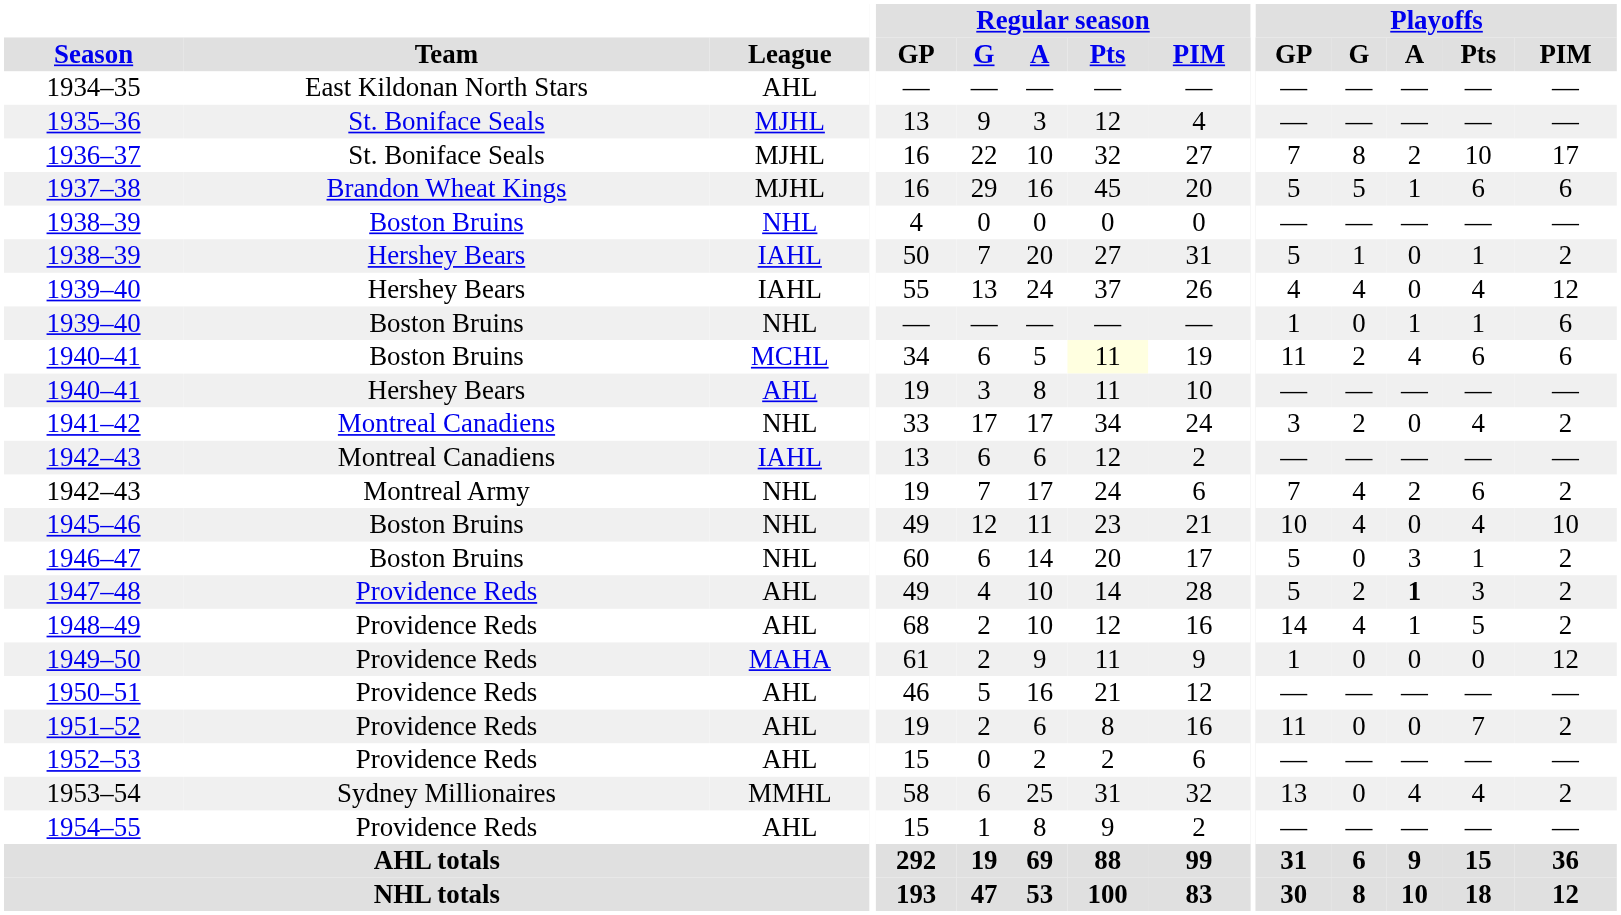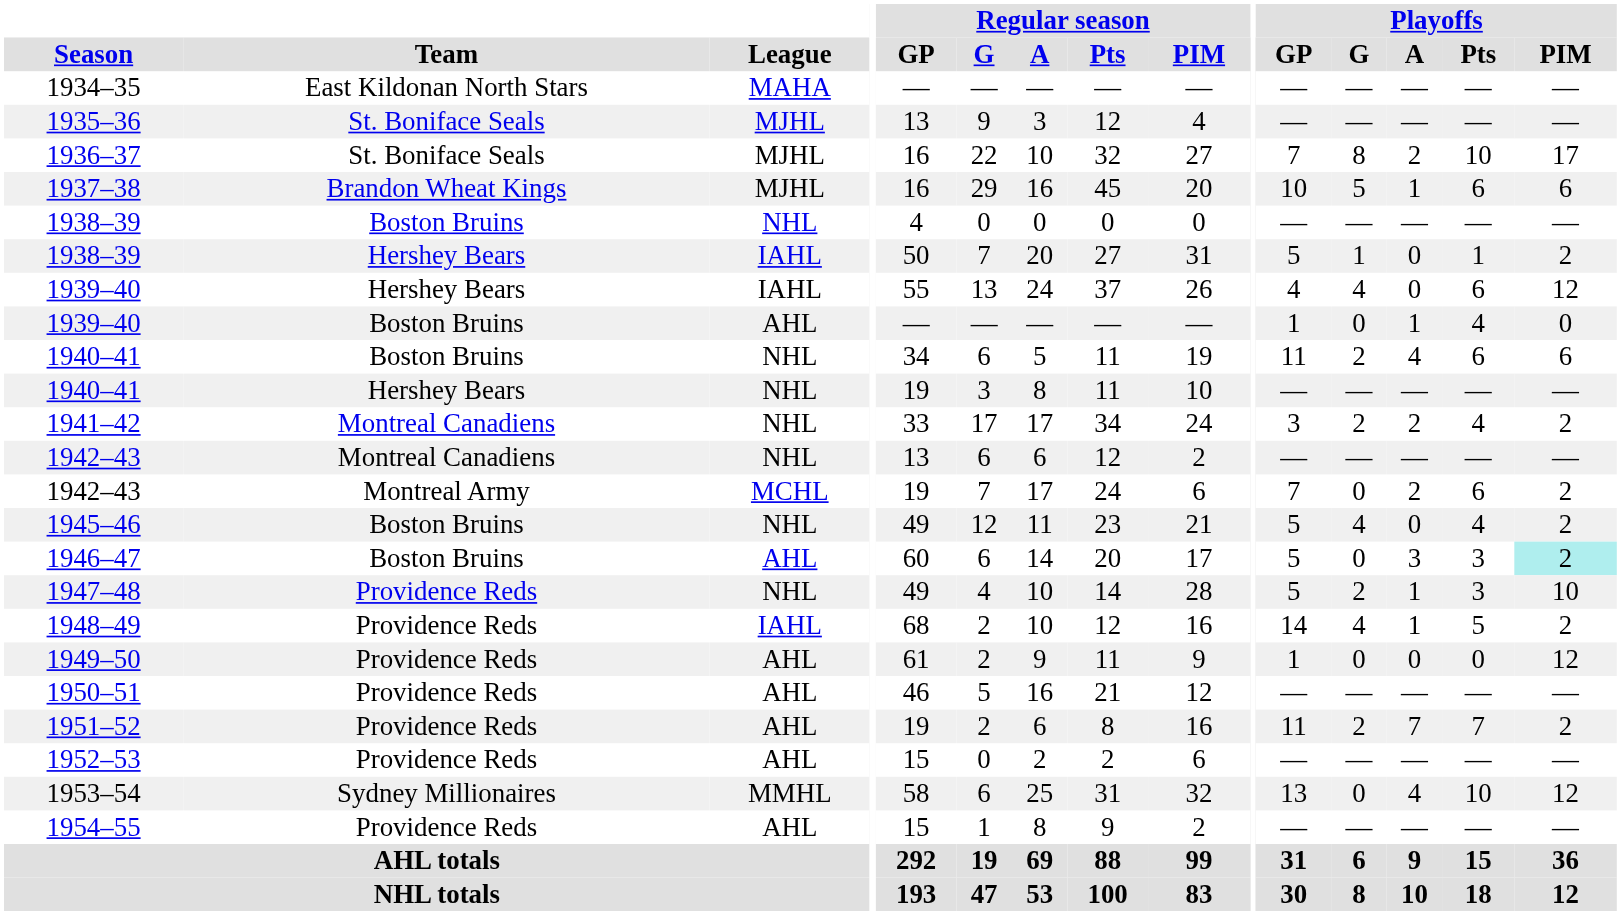(790, 87) AHL -> (790, 87) MAHA
(1294, 188) 5 -> (1294, 188) 10
(1478, 289) 4 -> (1478, 289) 6
(790, 322) NHL -> (790, 322) AHL
(1478, 322) 1 -> (1478, 322) 4
(1566, 322) 6 -> (1566, 322) 0
(790, 356) MCHL -> (790, 356) NHL
(1108, 356) lightyellow background -> (1108, 356) no background
(790, 390) AHL -> (790, 390) NHL
(1414, 423) 0 -> (1414, 423) 2
(790, 457) IAHL -> (790, 457) NHL
(790, 490) NHL -> (790, 490) MCHL
(1359, 490) 4 -> (1359, 490) 0
(1294, 524) 10 -> (1294, 524) 5
(1566, 524) 10 -> (1566, 524) 2
(790, 558) NHL -> (790, 558) AHL
(1478, 558) 1 -> (1478, 558) 3
(1566, 558) no background -> (1566, 558) paleturquoise background
(790, 591) AHL -> (790, 591) NHL
(1414, 591) bold -> (1414, 591) normal
(1566, 591) 2 -> (1566, 591) 10
(790, 625) AHL -> (790, 625) IAHL
(790, 658) MAHA -> (790, 658) AHL
(1359, 726) 0 -> (1359, 726) 2
(1414, 726) 0 -> (1414, 726) 7
(1478, 793) 4 -> (1478, 793) 10
(1566, 793) 2 -> (1566, 793) 12
